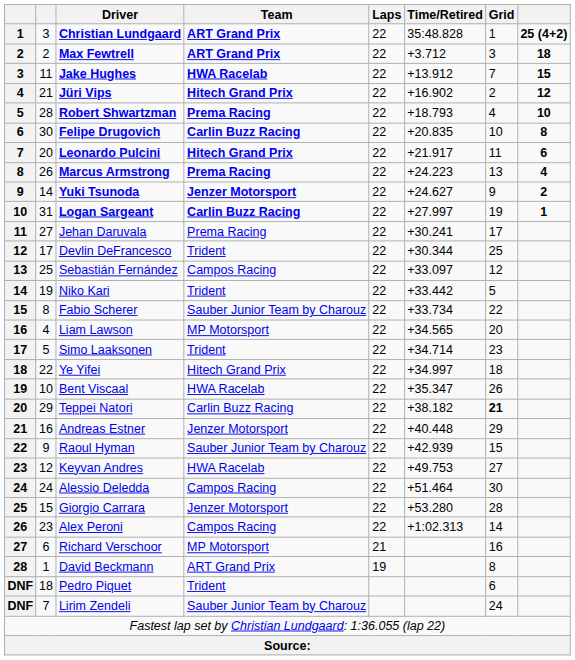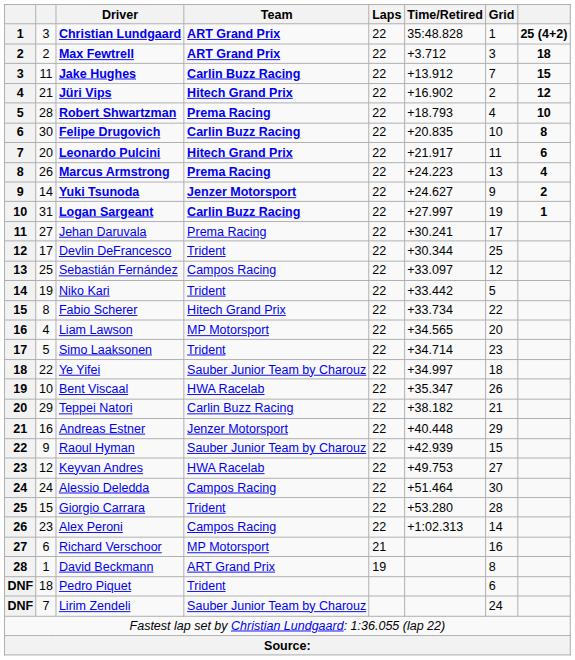(227, 73) HWA Racelab -> (244, 73) Carlin Buzz Racing
(277, 310) Sauber Junior Team by Charouz -> (236, 310) Hitech Grand Prix
(236, 369) Hitech Grand Prix -> (277, 369) Sauber Junior Team by Charouz
(496, 408) bold -> (496, 408) normal
(238, 507) Jenzer Motorsport -> (206, 507) Trident
